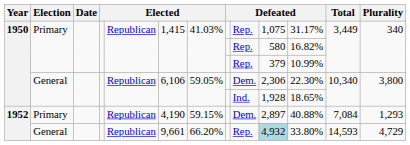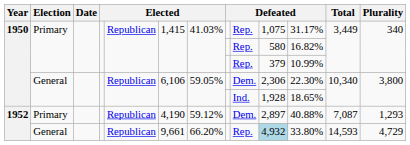(206, 115) 59.15% -> (206, 115) 59.12%
(346, 115) 7,084 -> (346, 115) 7,087
